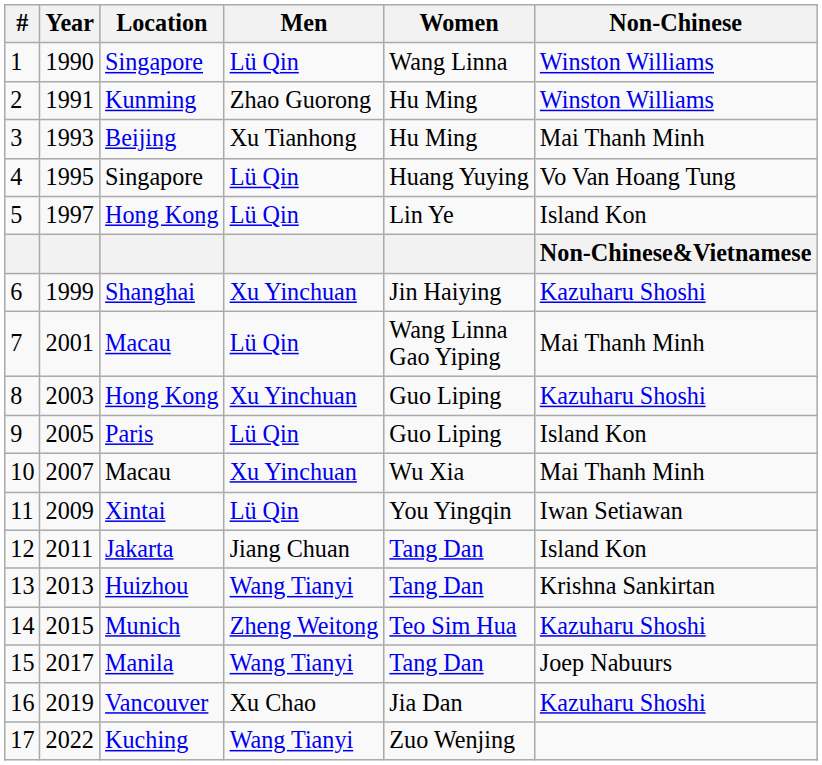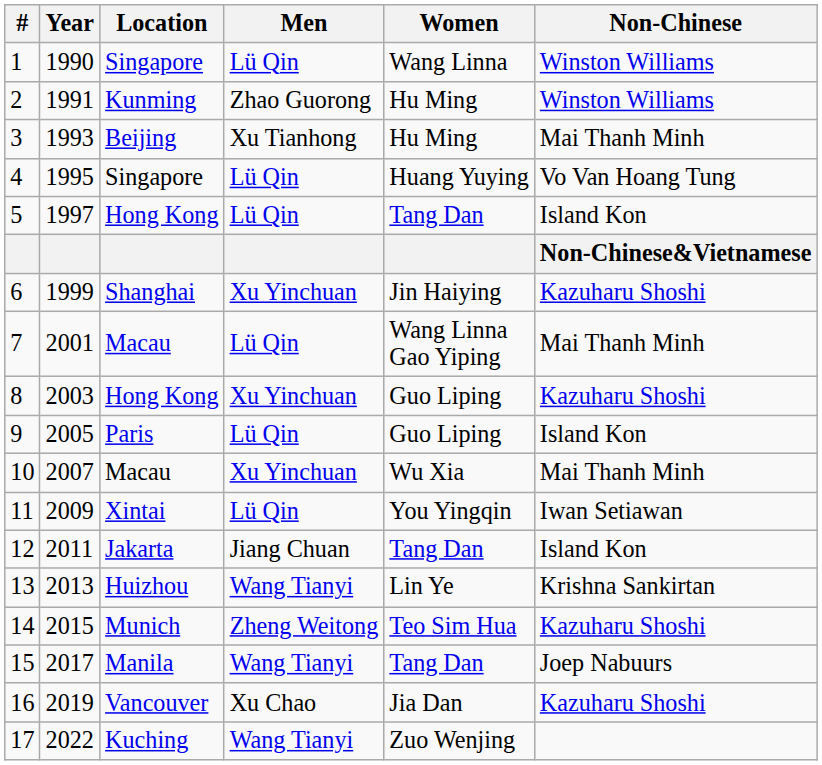(422, 215) Lin Ye -> (436, 215) Tang Dan
(436, 587) Tang Dan -> (422, 587) Lin Ye
